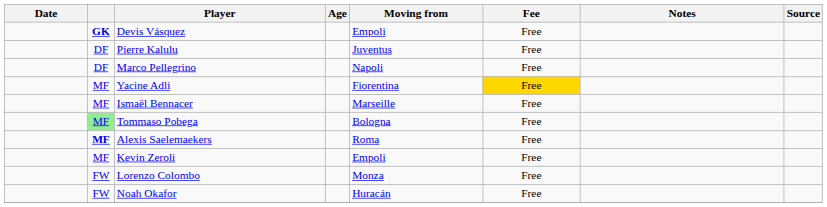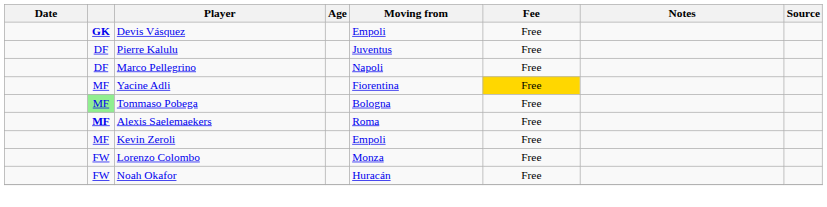- row: (155, 103)
